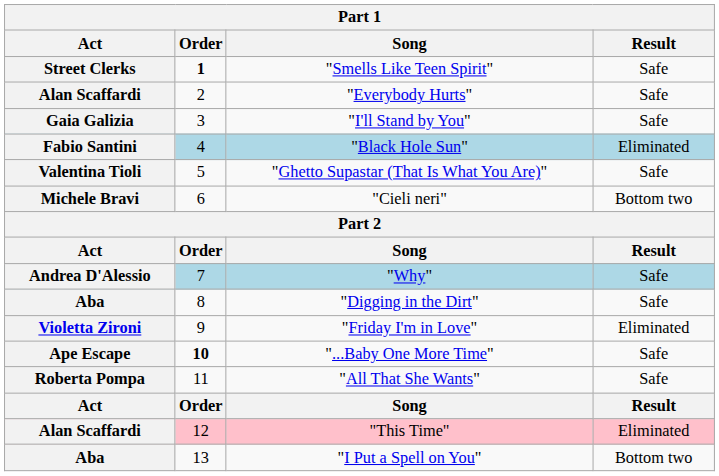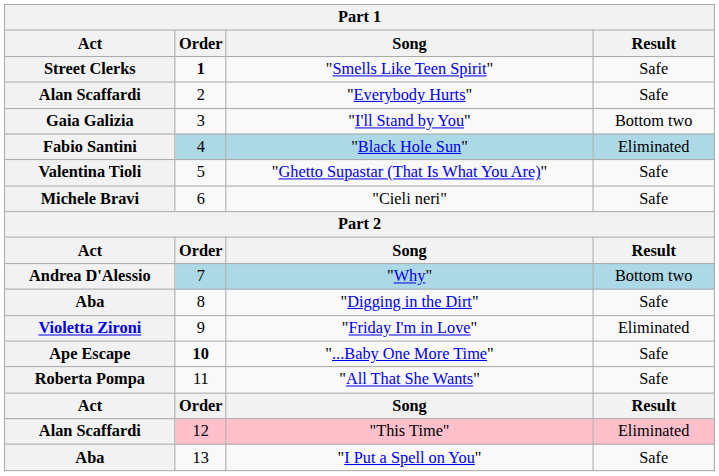(654, 120) Safe -> (654, 120) Bottom two
(654, 198) Bottom two -> (654, 198) Safe
(654, 276) Safe -> (654, 276) Bottom two
(654, 457) Bottom two -> (654, 457) Safe
